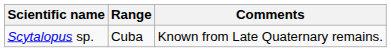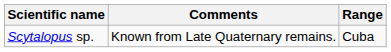columns swapped: (131, 15) <-> (270, 15)
